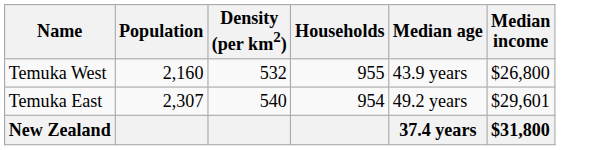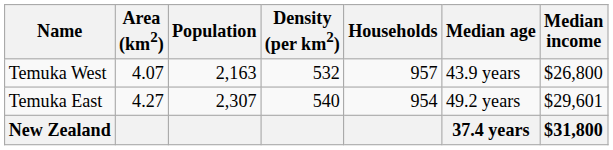+ column: (141, 31)
(183, 72) 2,160 -> (236, 72) 2,163
(371, 72) 955 -> (424, 72) 957
